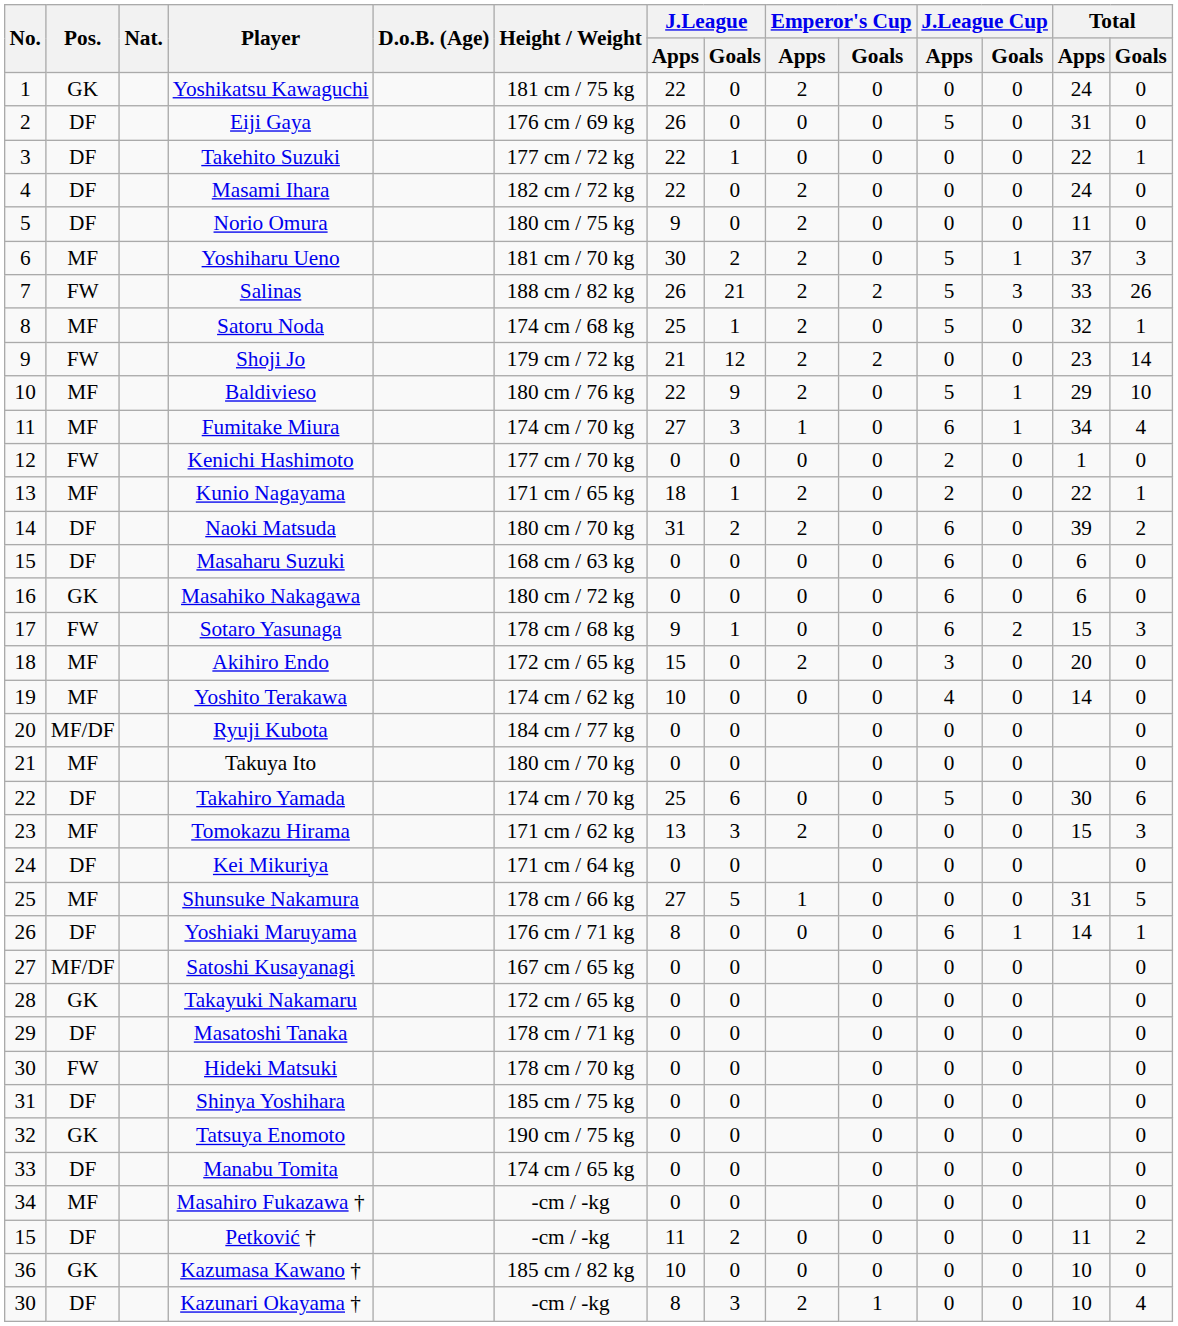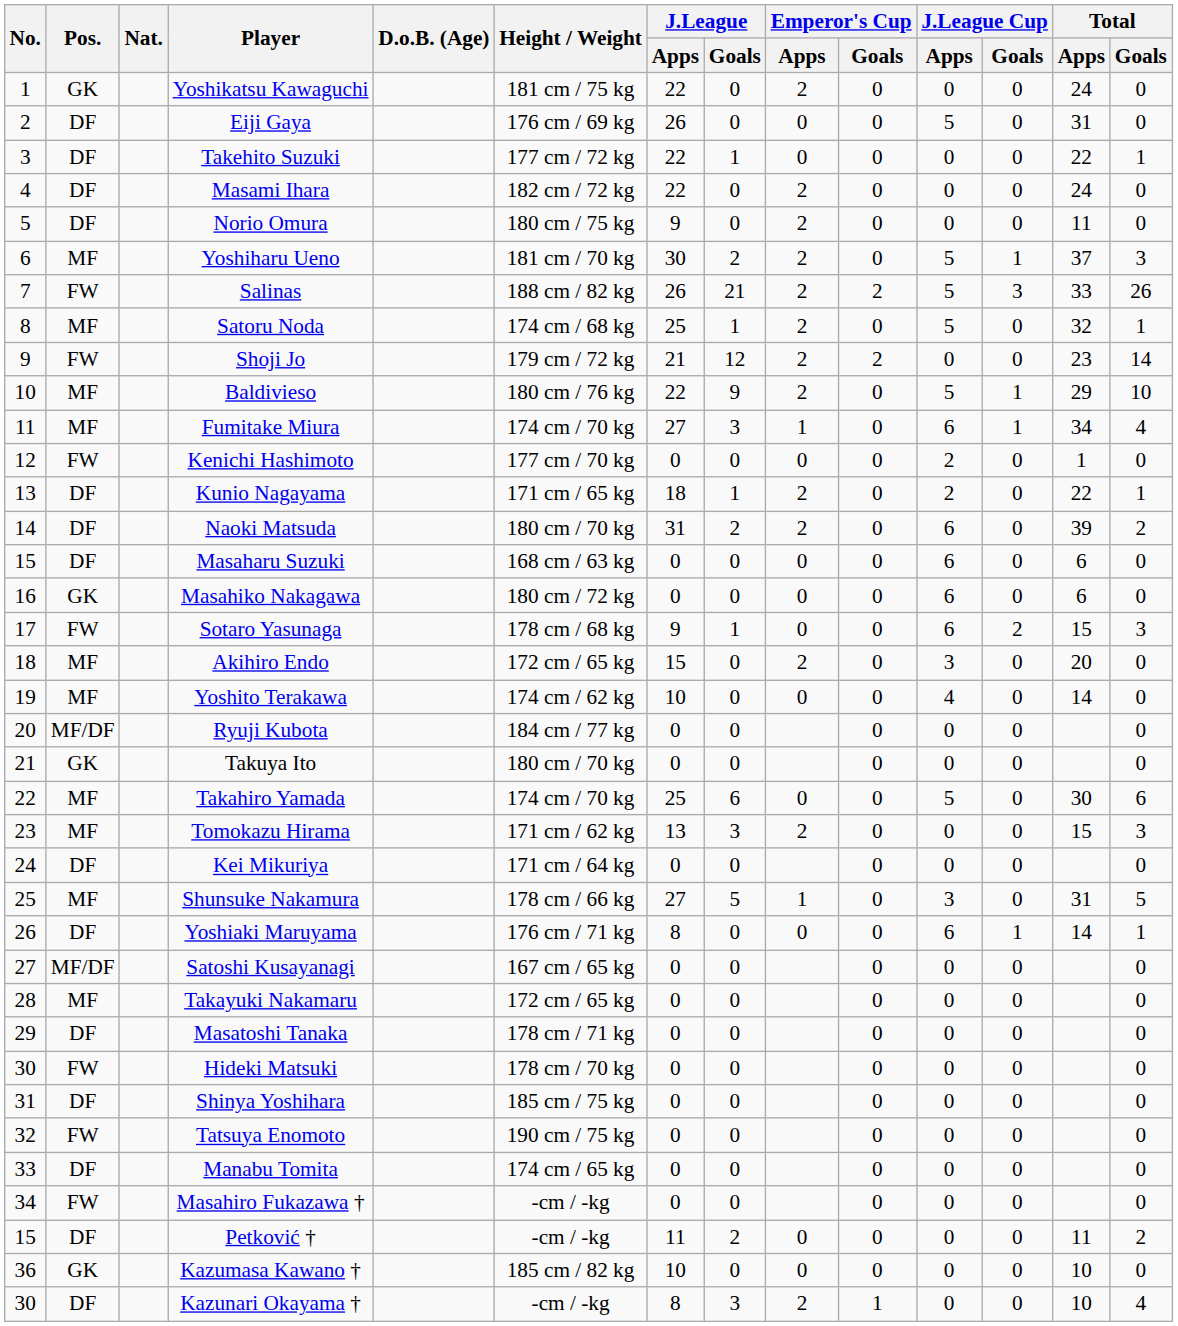(83, 493) MF -> (83, 493) DF
(83, 763) MF -> (83, 763) GK
(83, 797) DF -> (83, 797) MF
(949, 898) 0 -> (949, 898) 3
(83, 1000) GK -> (83, 1000) MF
(83, 1135) GK -> (83, 1135) FW
(83, 1202) MF -> (83, 1202) FW
